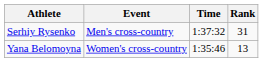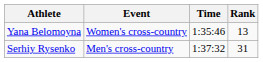rows swapped: (41, 31) <-> (44, 49)
